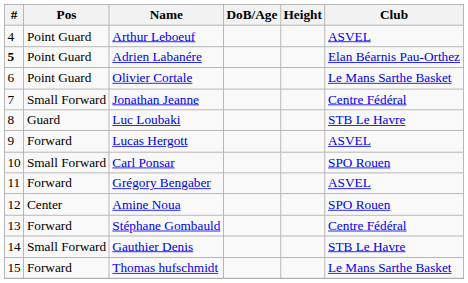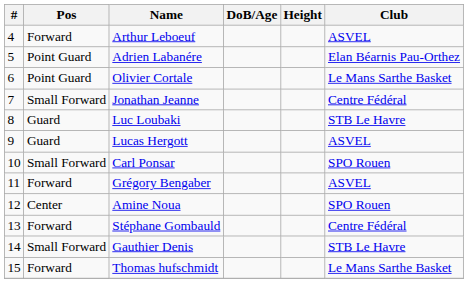(59, 36) Point Guard -> (49, 36) Forward
(11, 57) bold -> (11, 57) normal
(49, 141) Forward -> (43, 141) Guard
